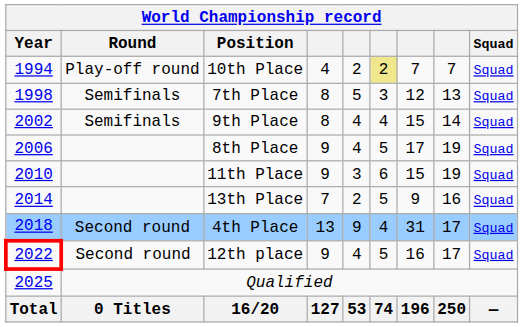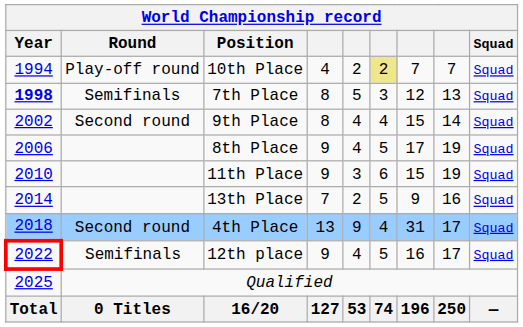(34, 96) normal -> (34, 96) bold
(132, 122) Semifinals -> (132, 122) Second round
(133, 255) Second round -> (133, 255) Semifinals
